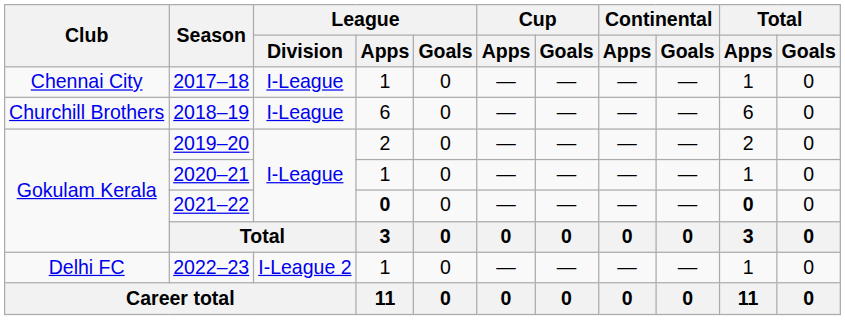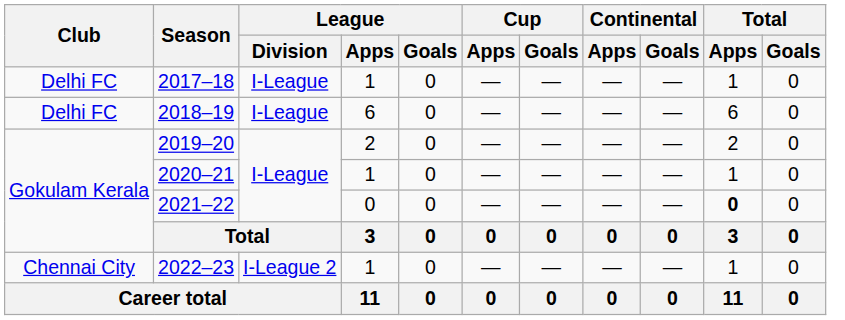(87, 81) Chennai City -> (79, 81) Delhi FC
(87, 112) Churchill Brothers -> (79, 112) Delhi FC
(385, 205) bold -> (370, 205) normal
(87, 267) Delhi FC -> (79, 267) Chennai City
